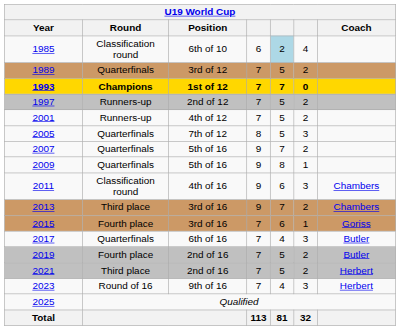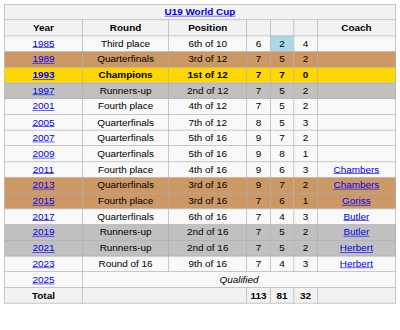(126, 49) Classification round -> (126, 43) Third place
(126, 117) Runners-up -> (126, 106) Fourth place
(126, 186) Classification round -> (126, 169) Fourth place
(126, 207) Third place -> (126, 185) Quarterfinals
(126, 254) Fourth place -> (126, 232) Runners-up
(126, 270) Third place -> (126, 248) Runners-up
